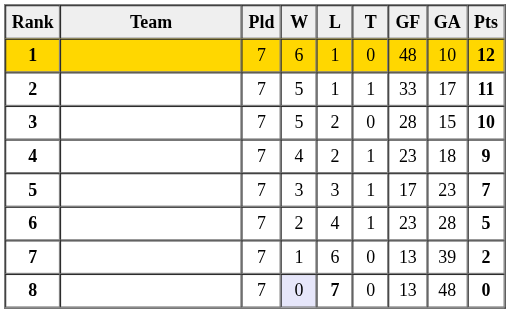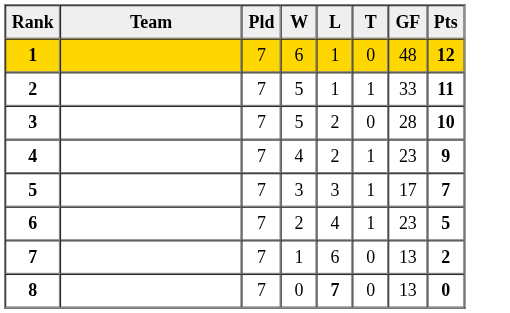- column: (447, 21)
(299, 290) lavender background -> (299, 290) no background
